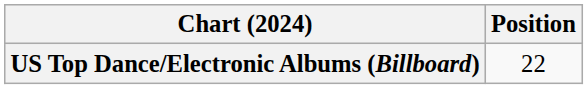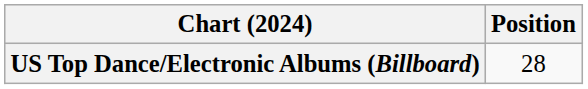(533, 63) 22 -> (533, 63) 28
